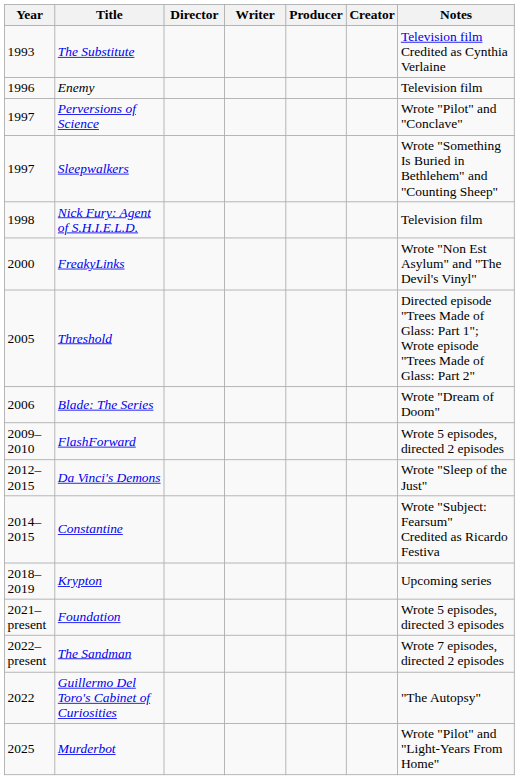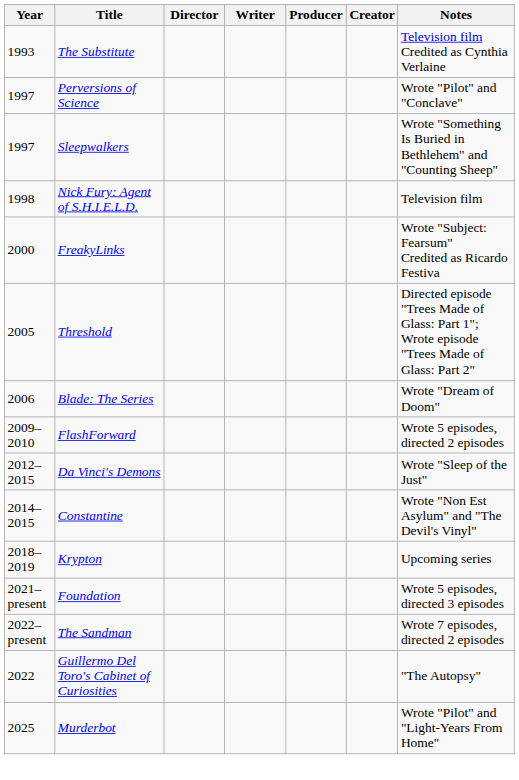- row: (76, 88)
(451, 264) Wrote "Non Est Asylum" and "The Devil's Vinyl" -> (454, 250) Wrote "Subject: Fearsum" Credited as Ricardo Festiva
(454, 529) Wrote "Subject: Fearsum" Credited as Ricardo Festiva -> (451, 515) Wrote "Non Est Asylum" and "The Devil's Vinyl"
